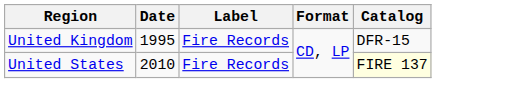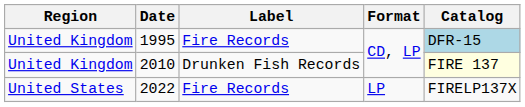(383, 41) no background -> (454, 41) lightblue background
(66, 65) United States -> (70, 65) United Kingdom
(236, 65) Fire Records -> (271, 65) Drunken Fish Records
+ row: (157, 89)
